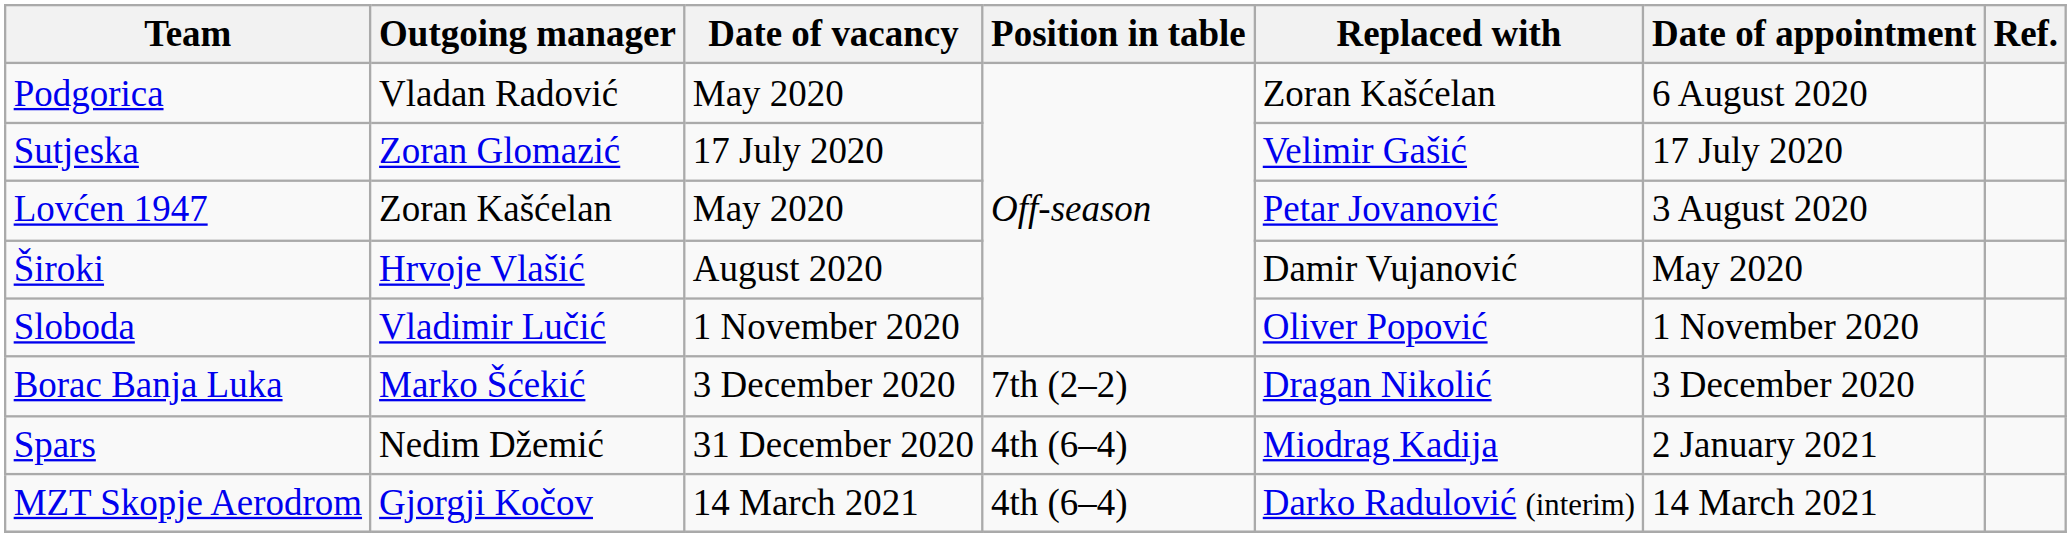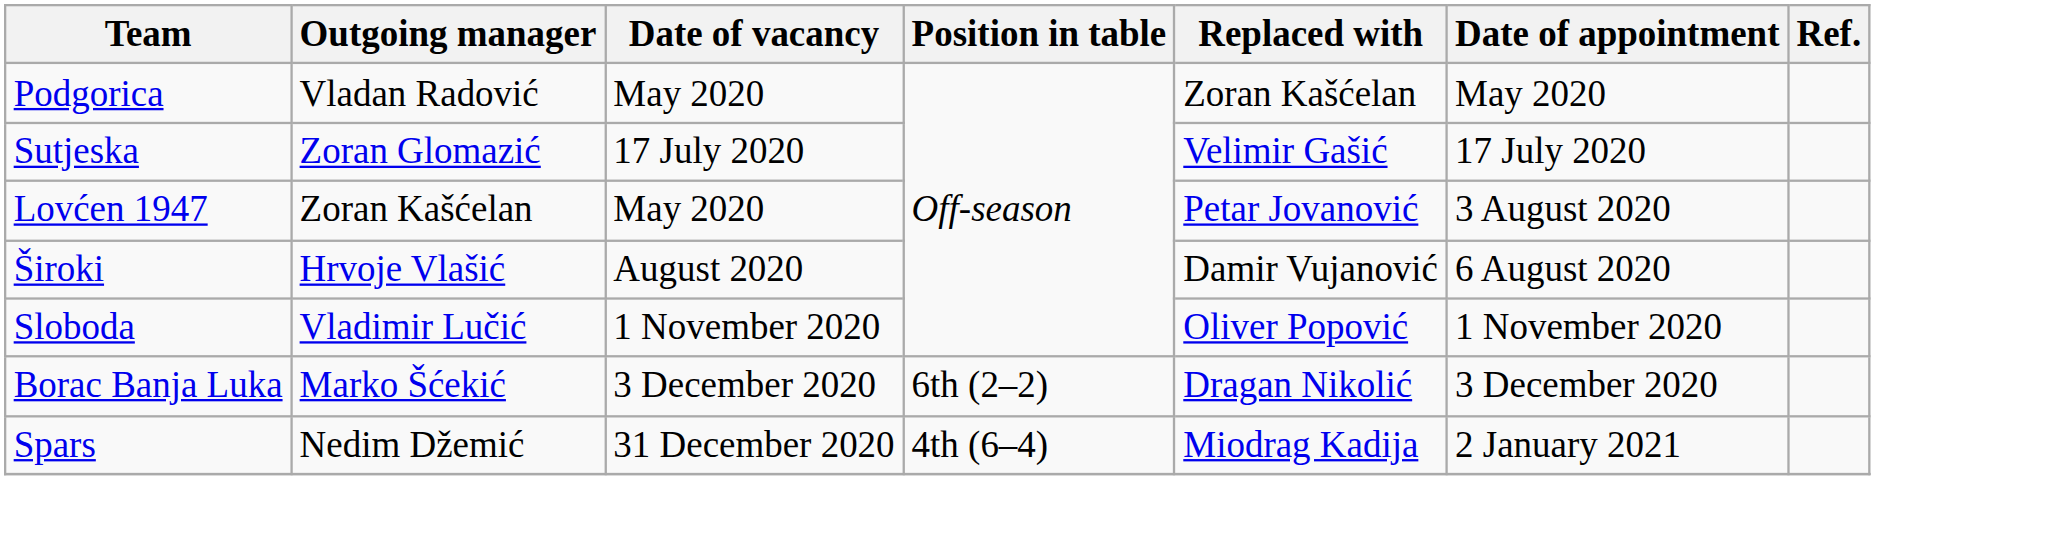(1760, 92) 6 August 2020 -> (1531, 92) May 2020
(1727, 268) May 2020 -> (1563, 268) 6 August 2020
(1059, 385) 7th (2–2) -> (980, 385) 6th (2–2)
- row: (188, 502)
